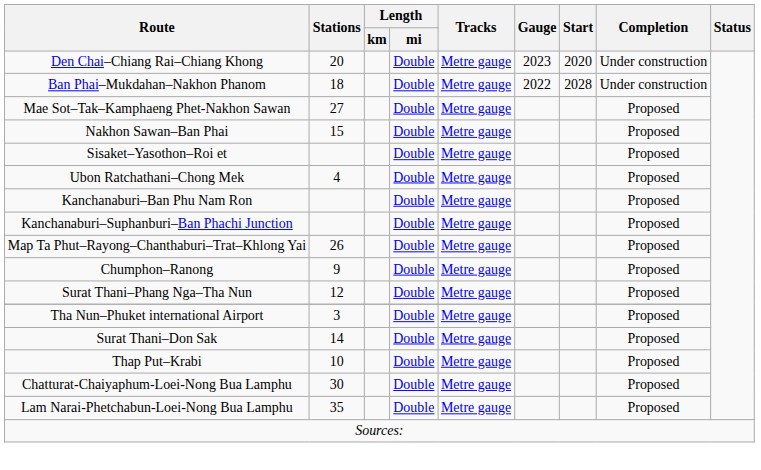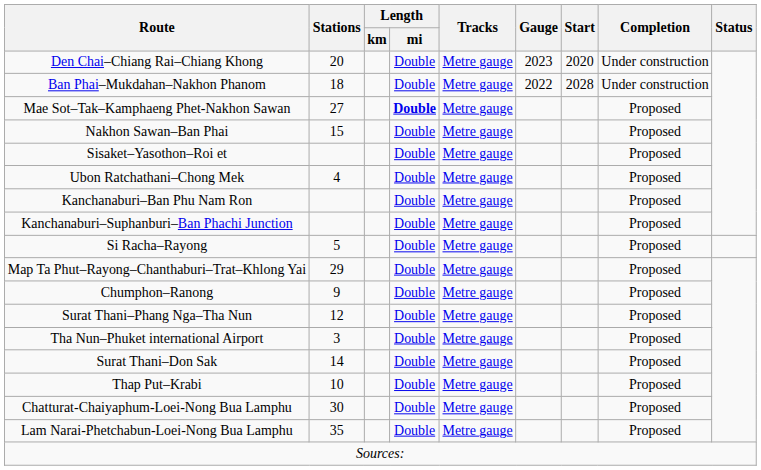(414, 108) normal -> (415, 108) bold
+ row: (157, 246)
(337, 246) 26 -> (337, 269) 29
